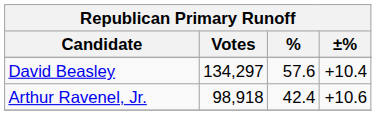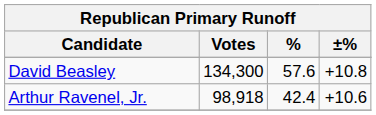(233, 71) 134,297 -> (233, 71) 134,300
(346, 71) +10.4 -> (346, 71) +10.8
